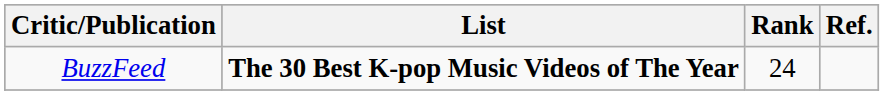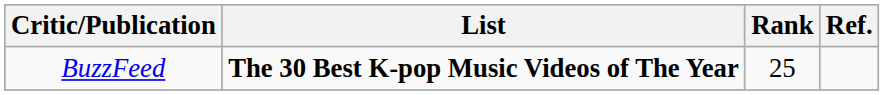(782, 68) 24 -> (782, 68) 25
